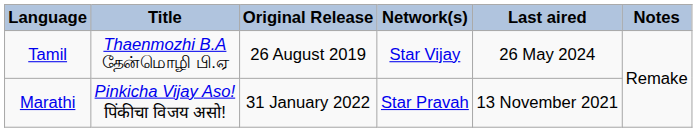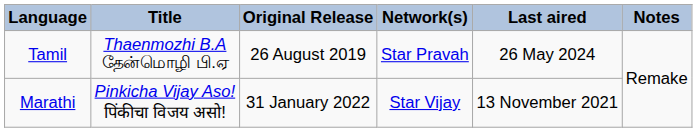(425, 54) Star Vijay -> (425, 54) Star Pravah
(425, 102) Star Pravah -> (425, 102) Star Vijay
